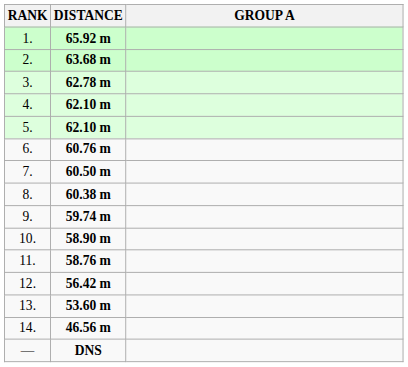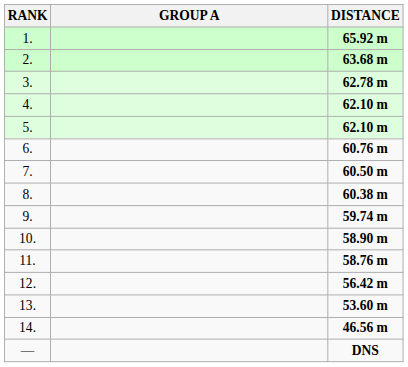columns swapped: (264, 16) <-> (88, 16)
